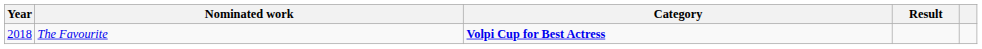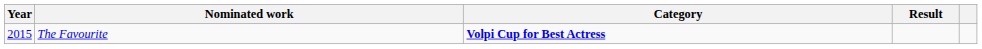(20, 33) 2018 -> (20, 33) 2015
